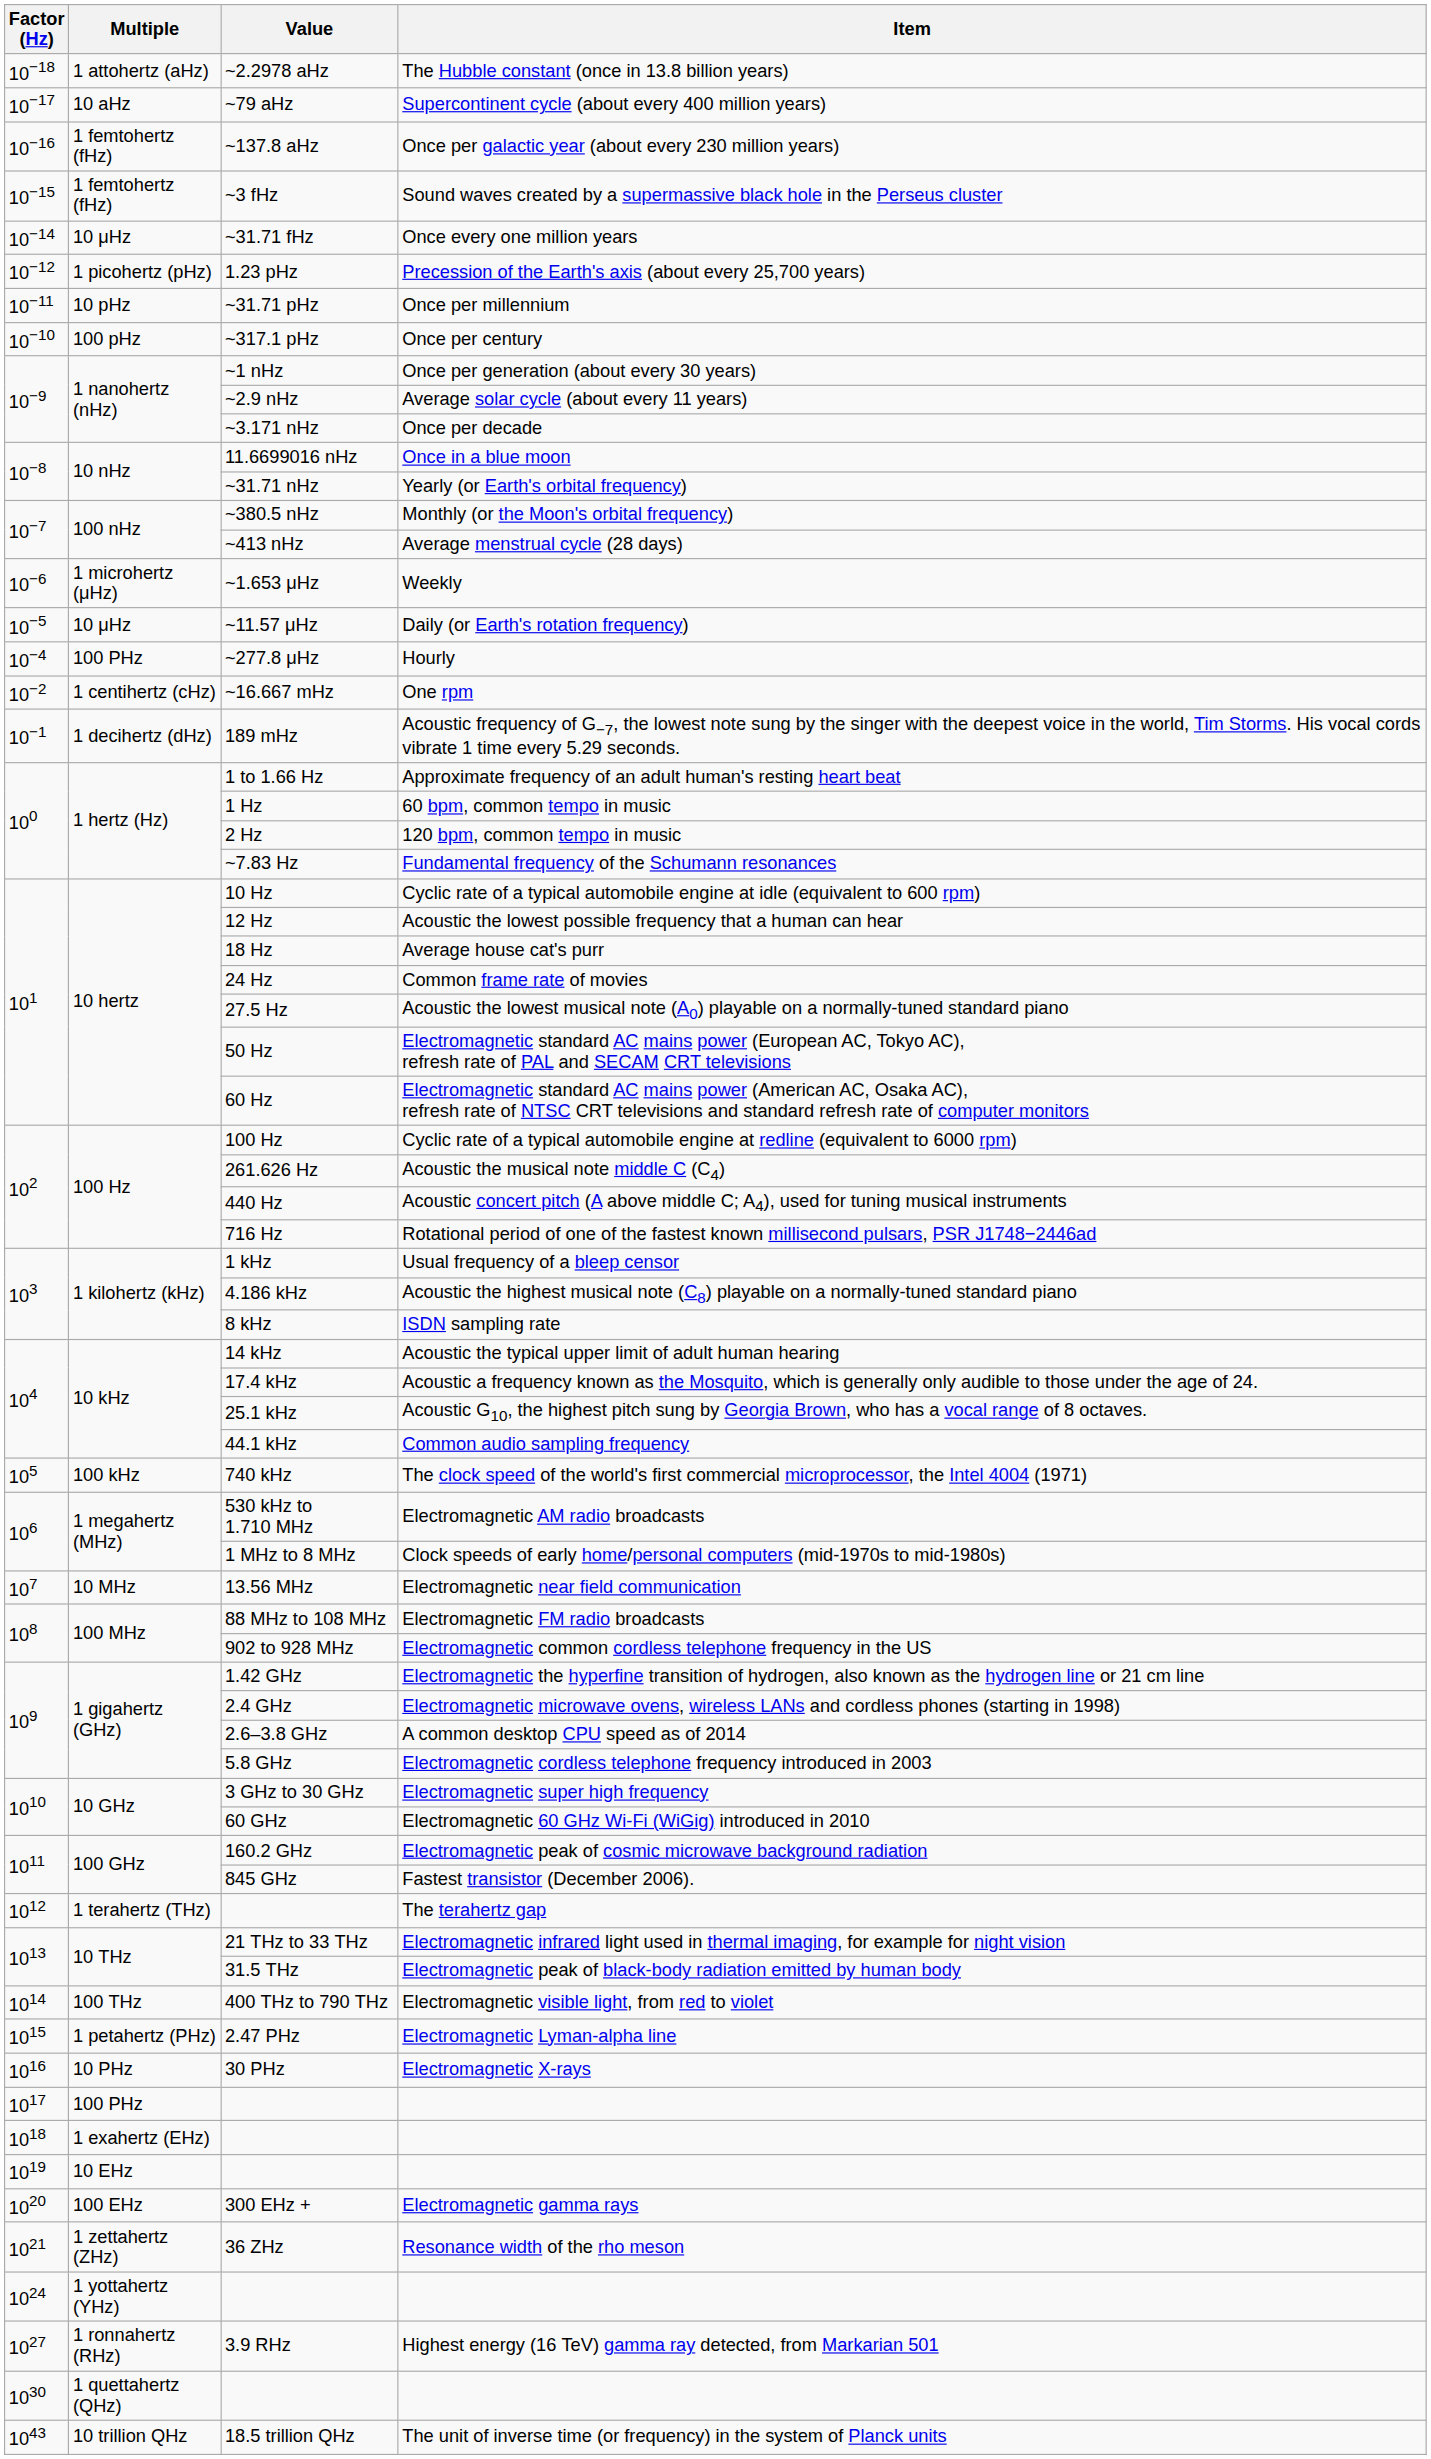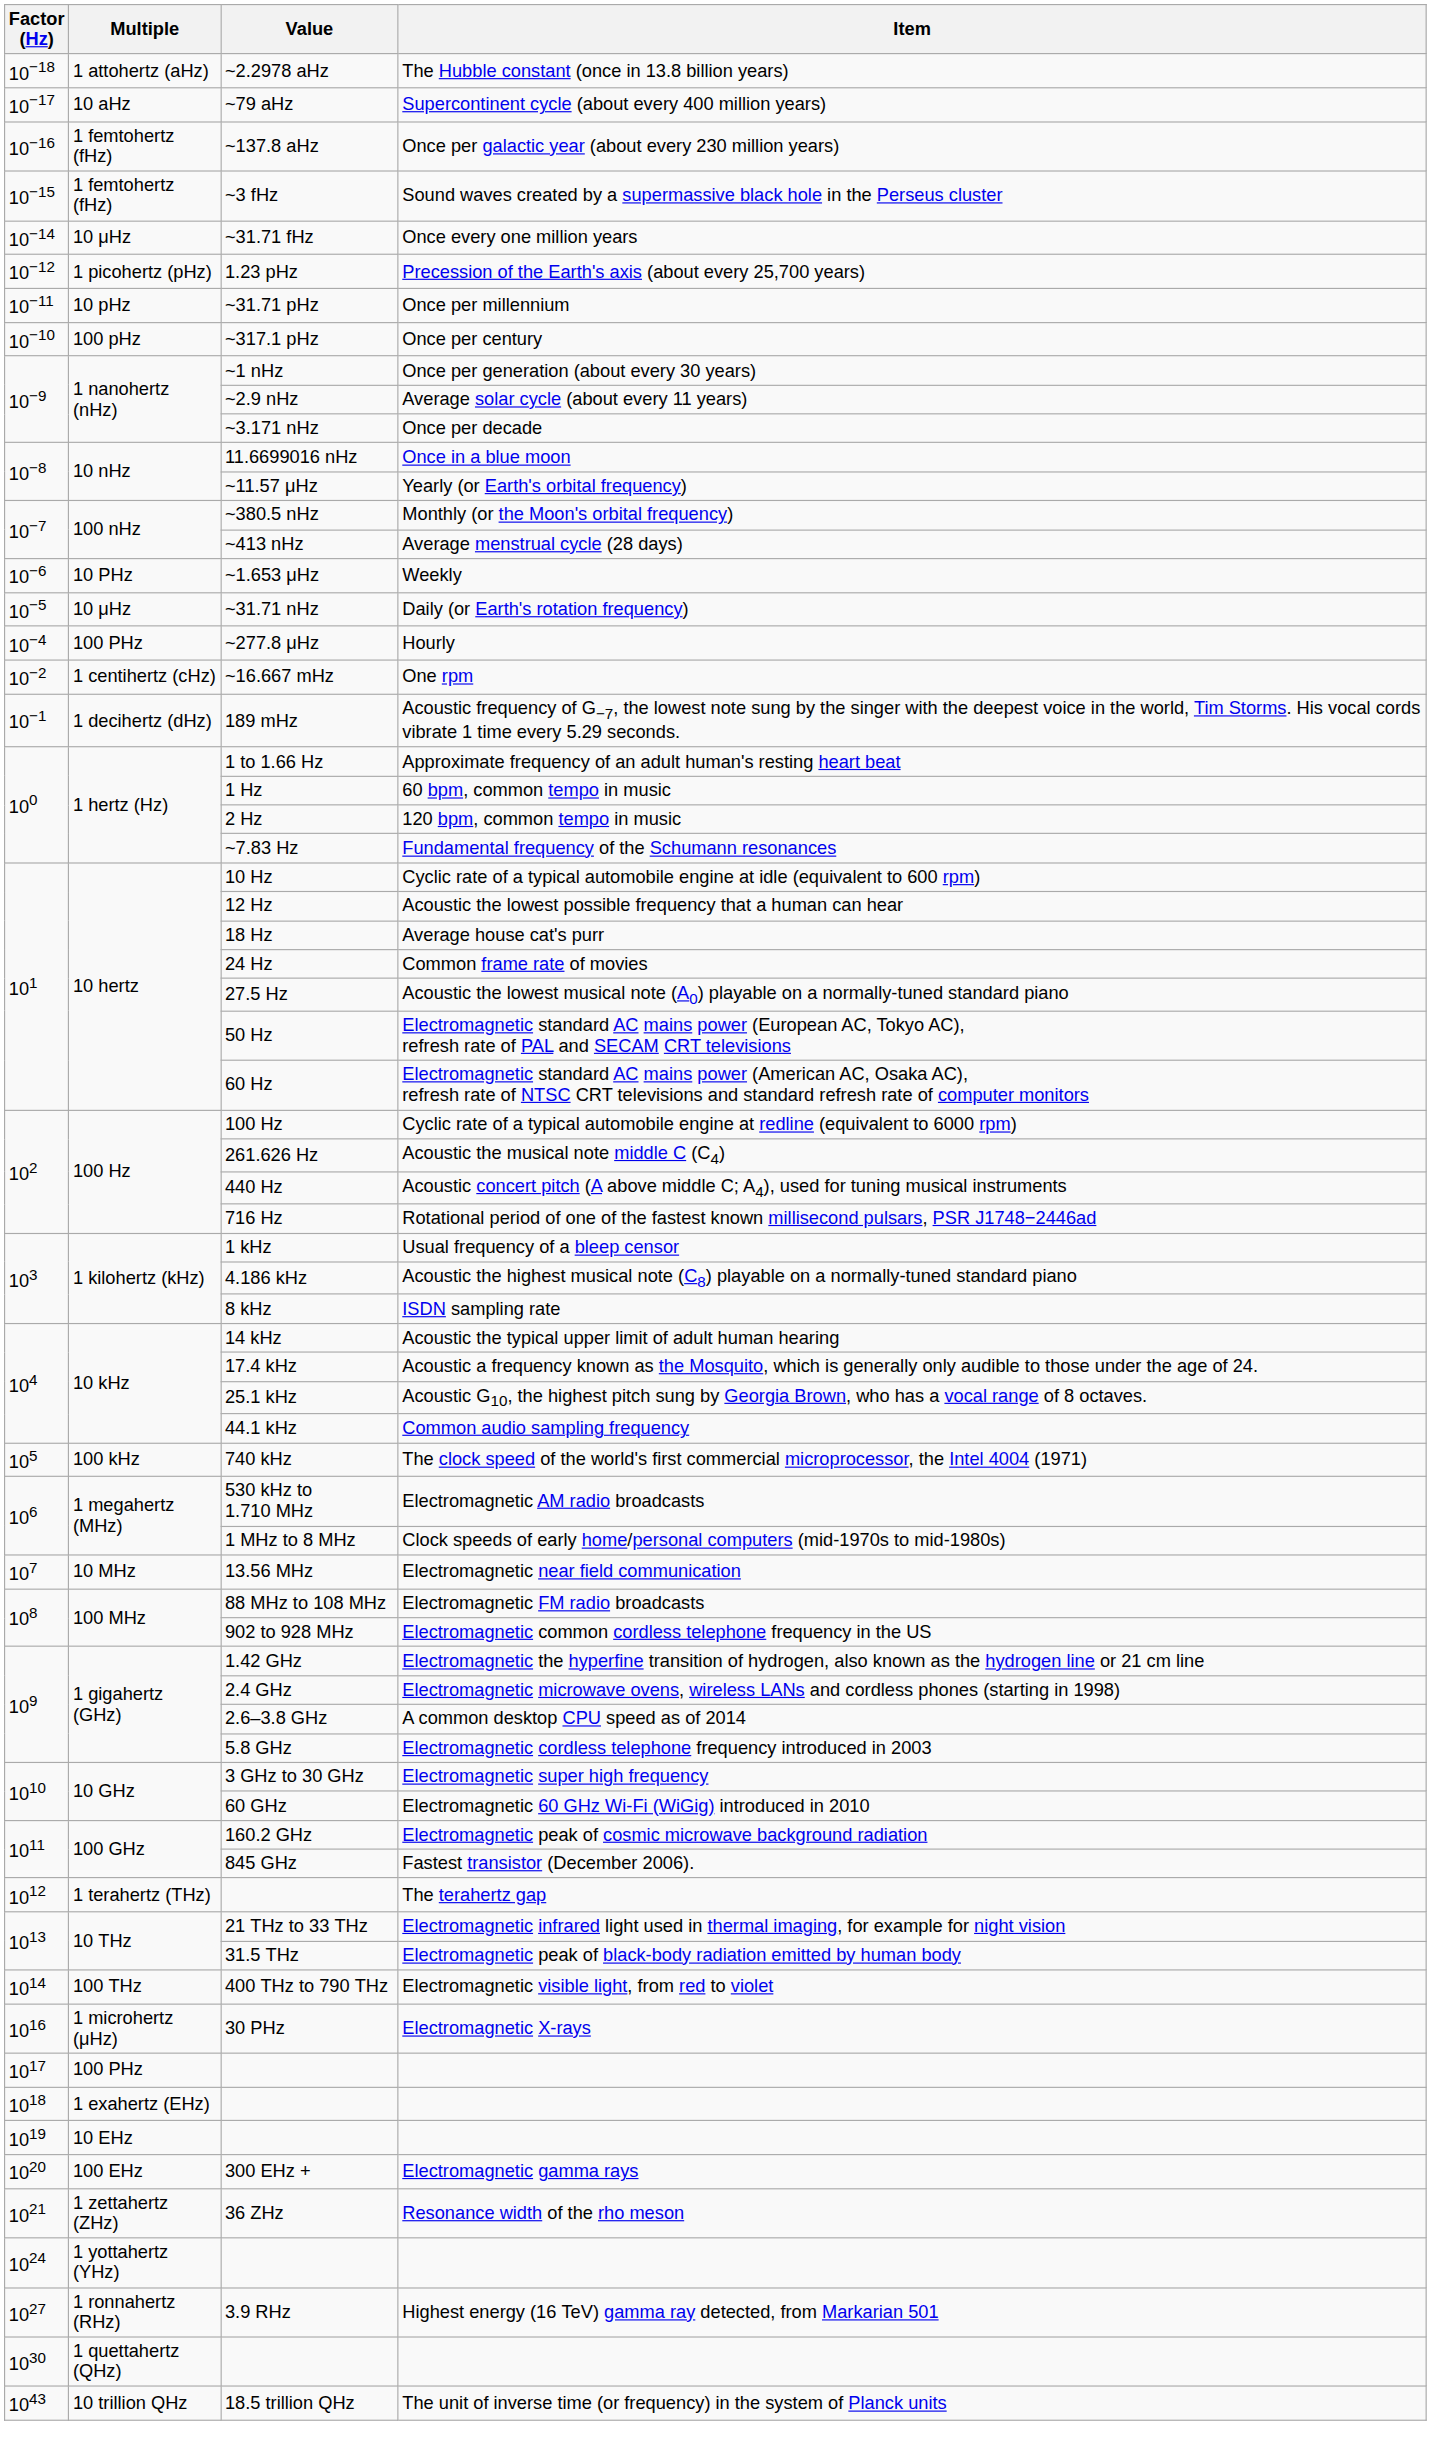(272, 486) ~31.71 nHz -> (271, 486) ~11.57 μHz
(123, 583) 1 microhertz (μHz) -> (103, 575) 10 PHz
(271, 624) ~11.57 μHz -> (272, 609) ~31.71 nHz
- row: (27, 2036)
(103, 2069) 10 PHz -> (123, 2028) 1 microhertz (μHz)
